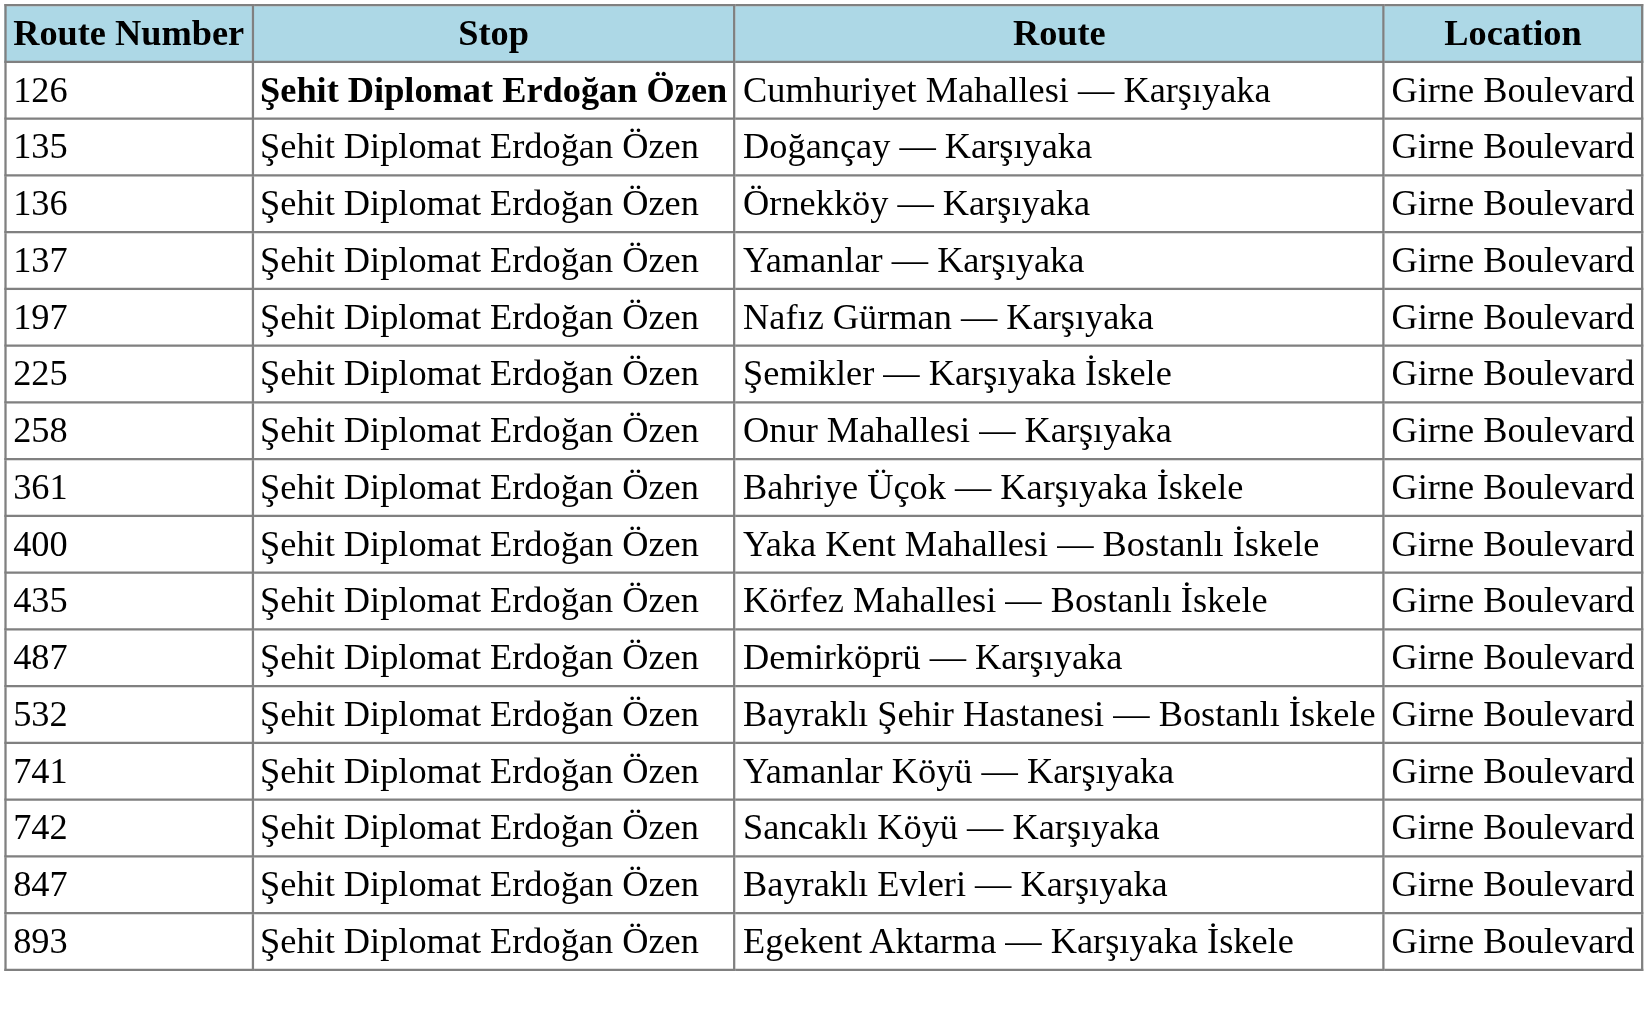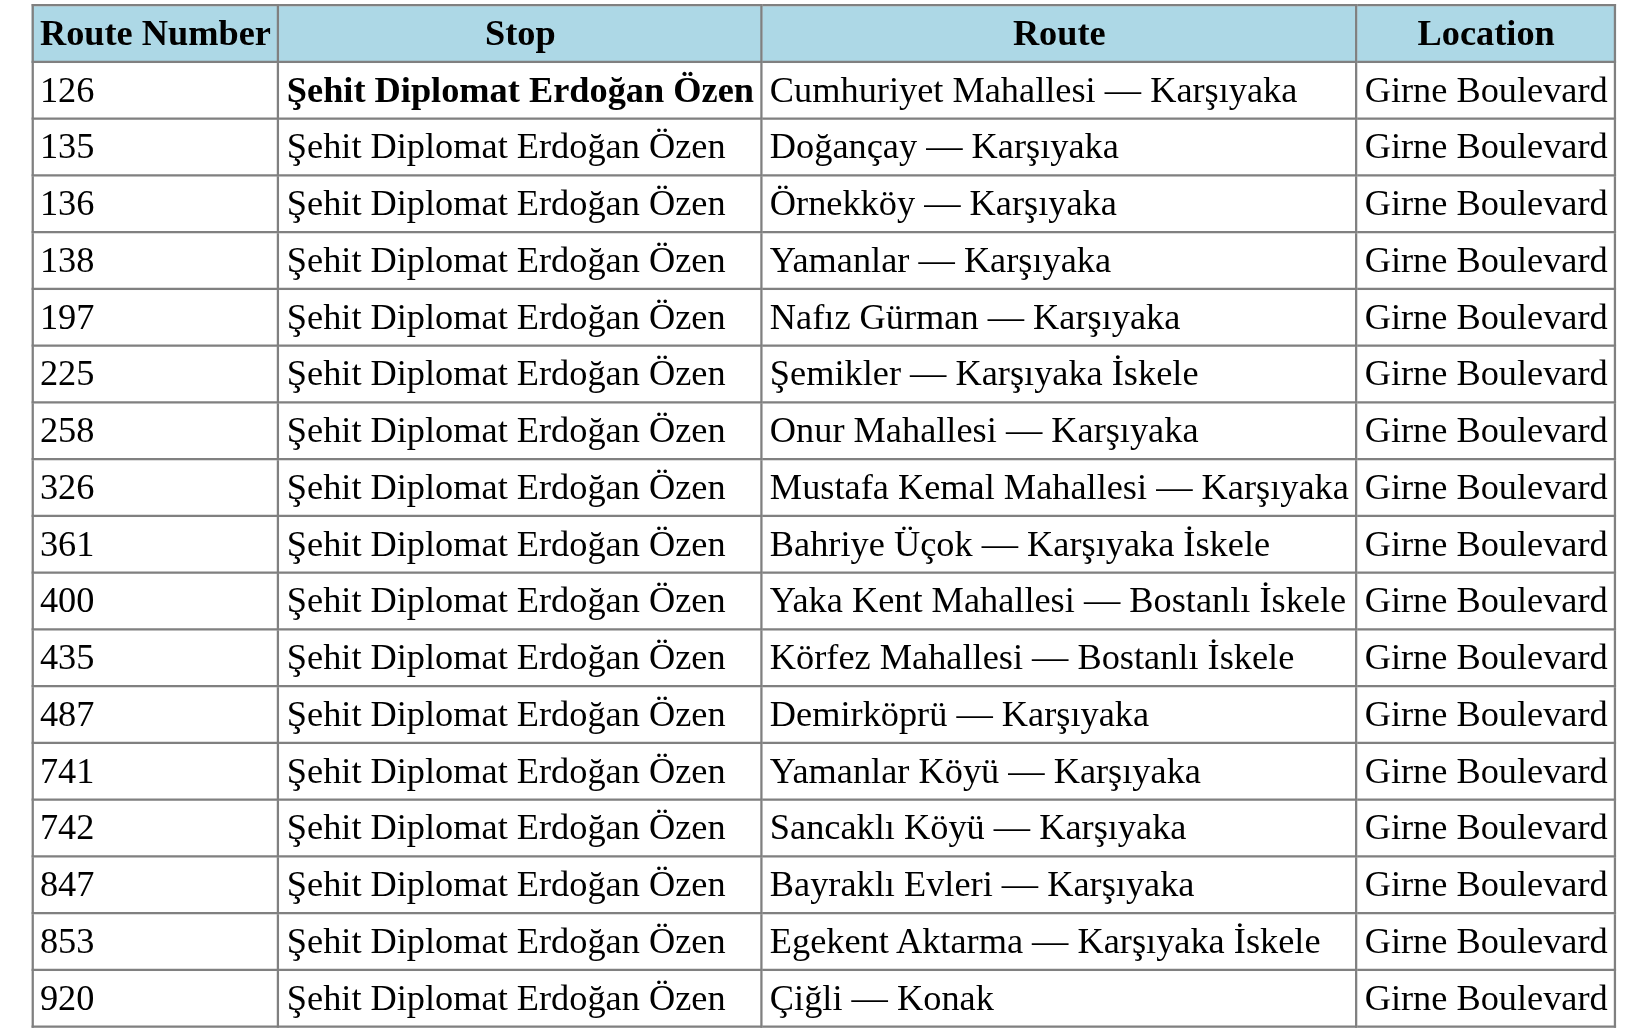(40, 259) 137 -> (67, 259) 138
+ row: (1059, 486)
- row: (1059, 713)
(40, 940) 893 -> (67, 940) 853
+ row: (882, 997)
